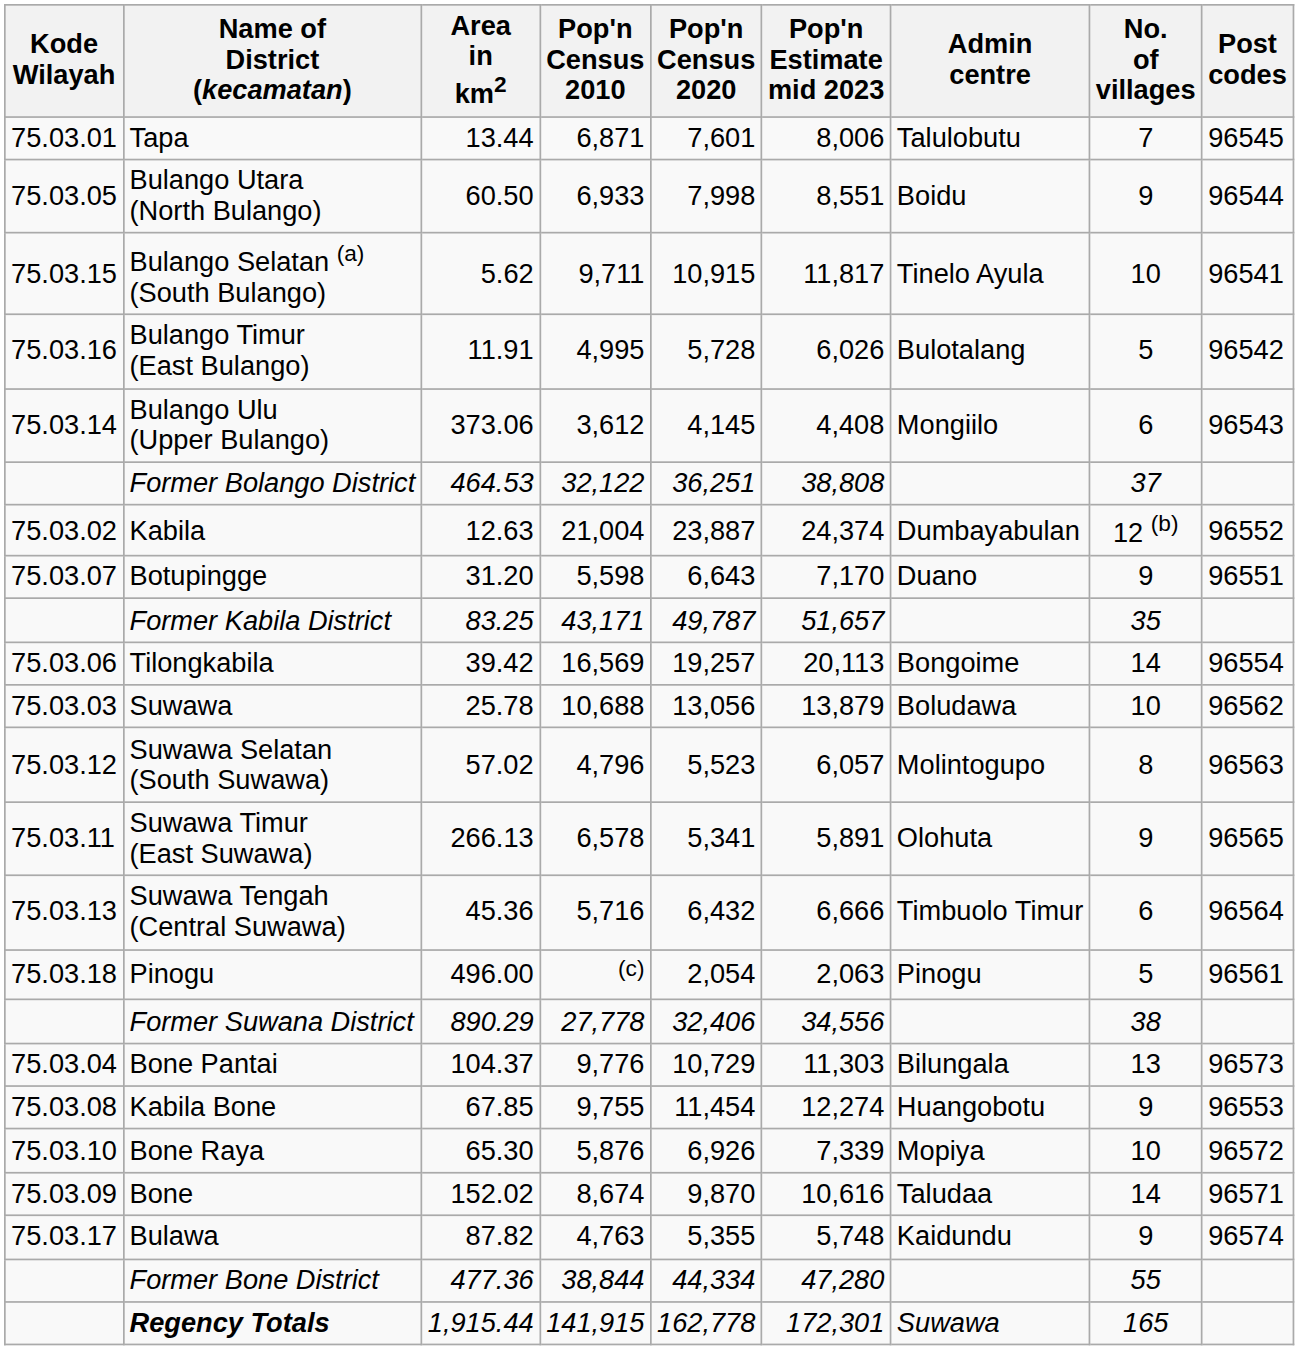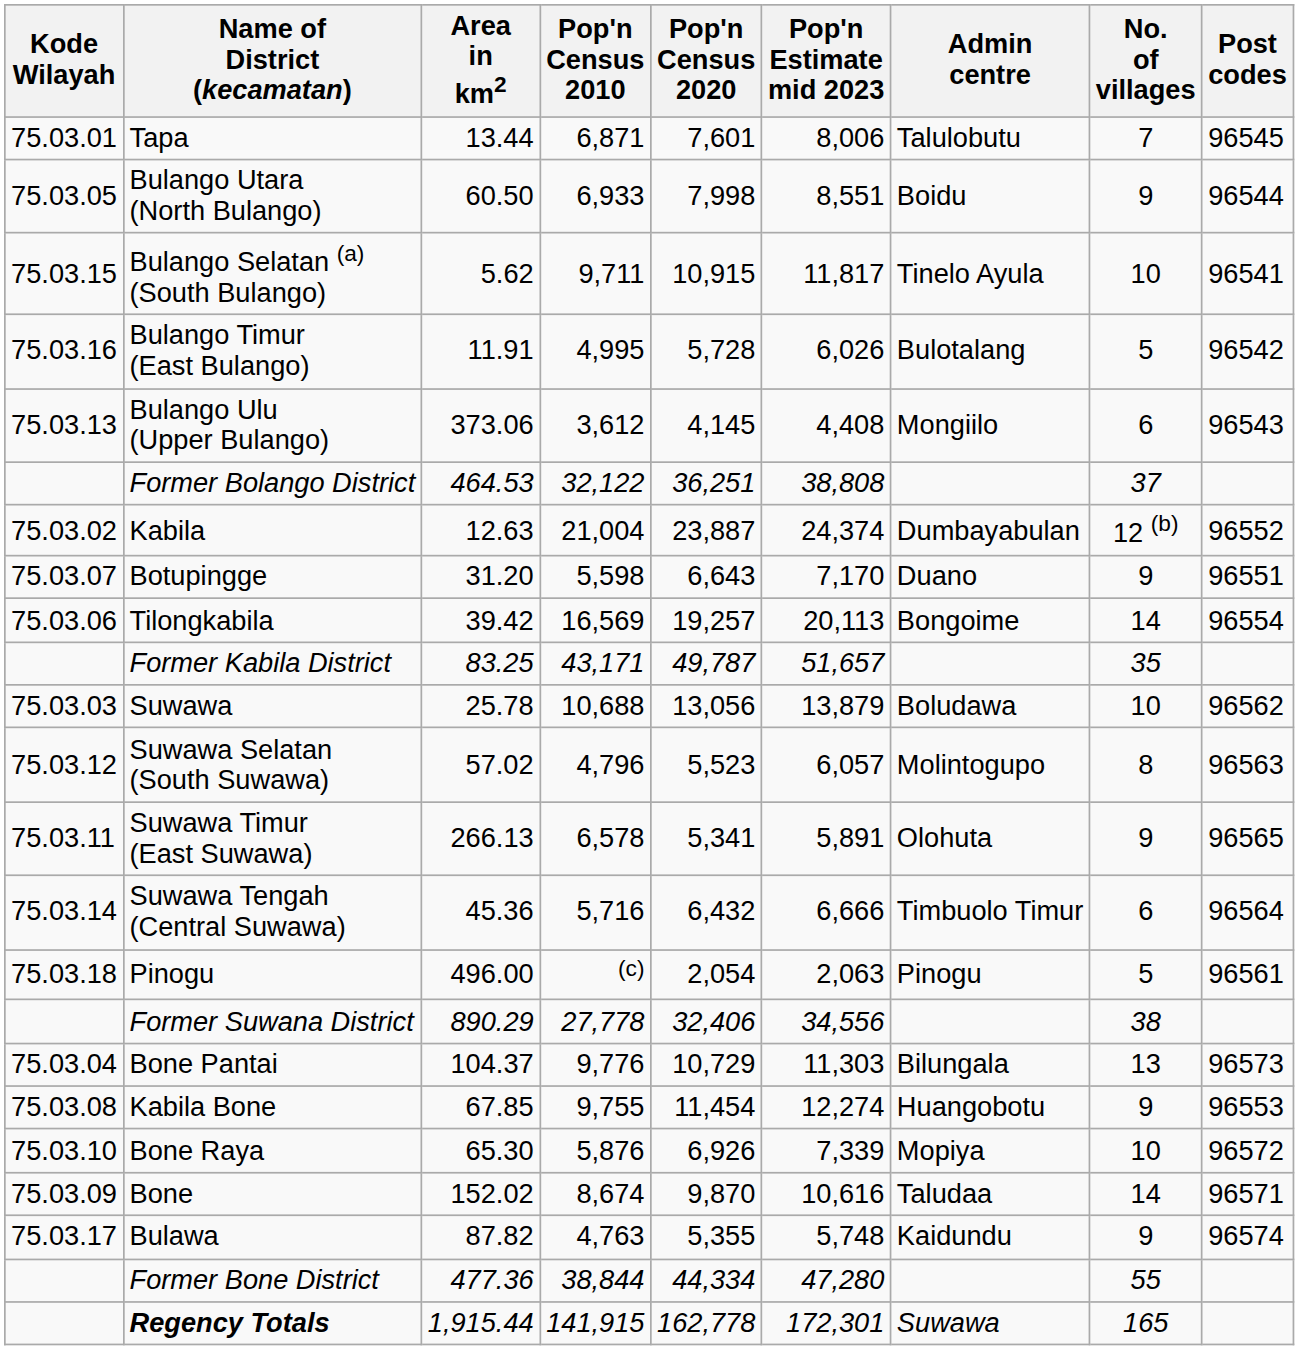(64, 424) 75.03.14 -> (64, 424) 75.03.13
rows swapped: (202, 663) <-> (260, 619)
(64, 912) 75.03.13 -> (64, 912) 75.03.14
